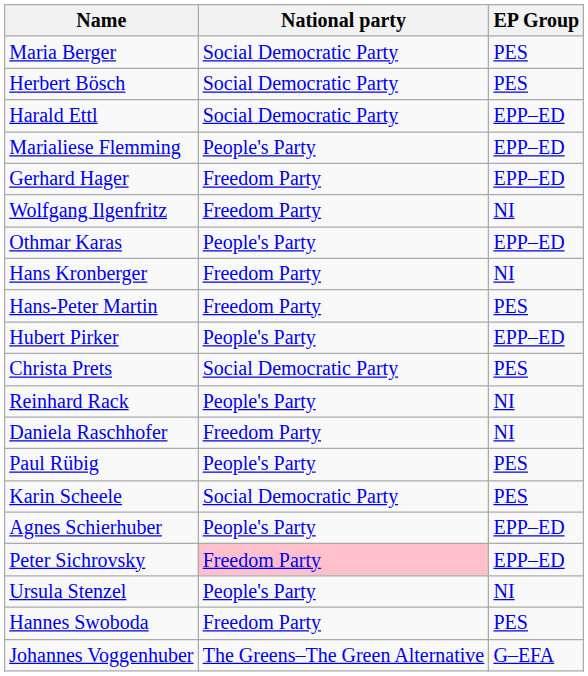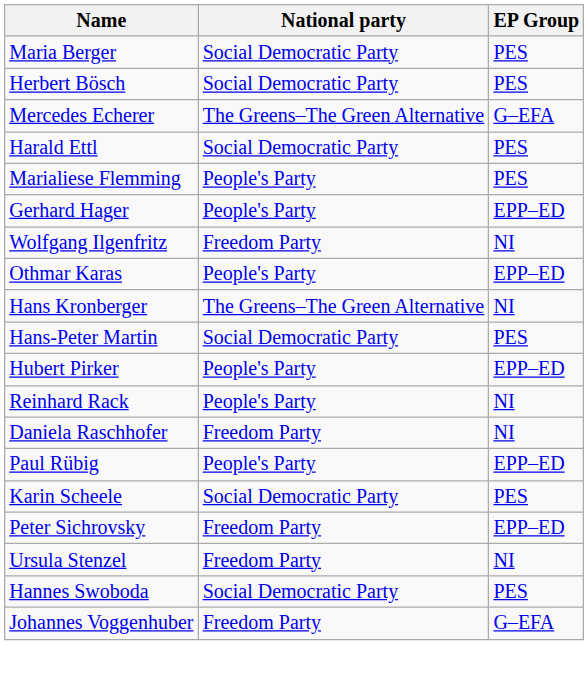+ row: (82, 115)
(529, 115) EPP–ED -> (511, 147) PES
(529, 147) EPP–ED -> (511, 178) PES
(262, 178) Freedom Party -> (259, 210) People's Party
(262, 274) Freedom Party -> (343, 305) The Greens–The Green Alternative
(262, 305) Freedom Party -> (300, 337) Social Democratic Party
- row: (61, 369)
(511, 464) PES -> (529, 464) EPP–ED
- row: (86, 527)
(262, 559) pink background -> (262, 527) no background
(259, 591) People's Party -> (262, 559) Freedom Party
(262, 623) Freedom Party -> (300, 591) Social Democratic Party
(343, 654) The Greens–The Green Alternative -> (262, 623) Freedom Party
